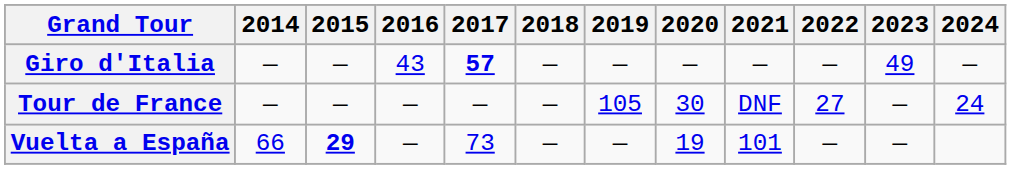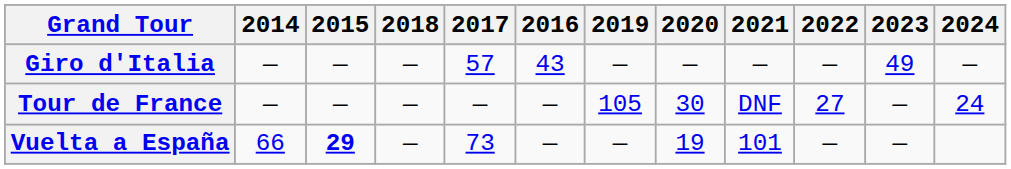columns swapped: (410, 25) <-> (550, 25)
(480, 64) bold -> (480, 64) normal
